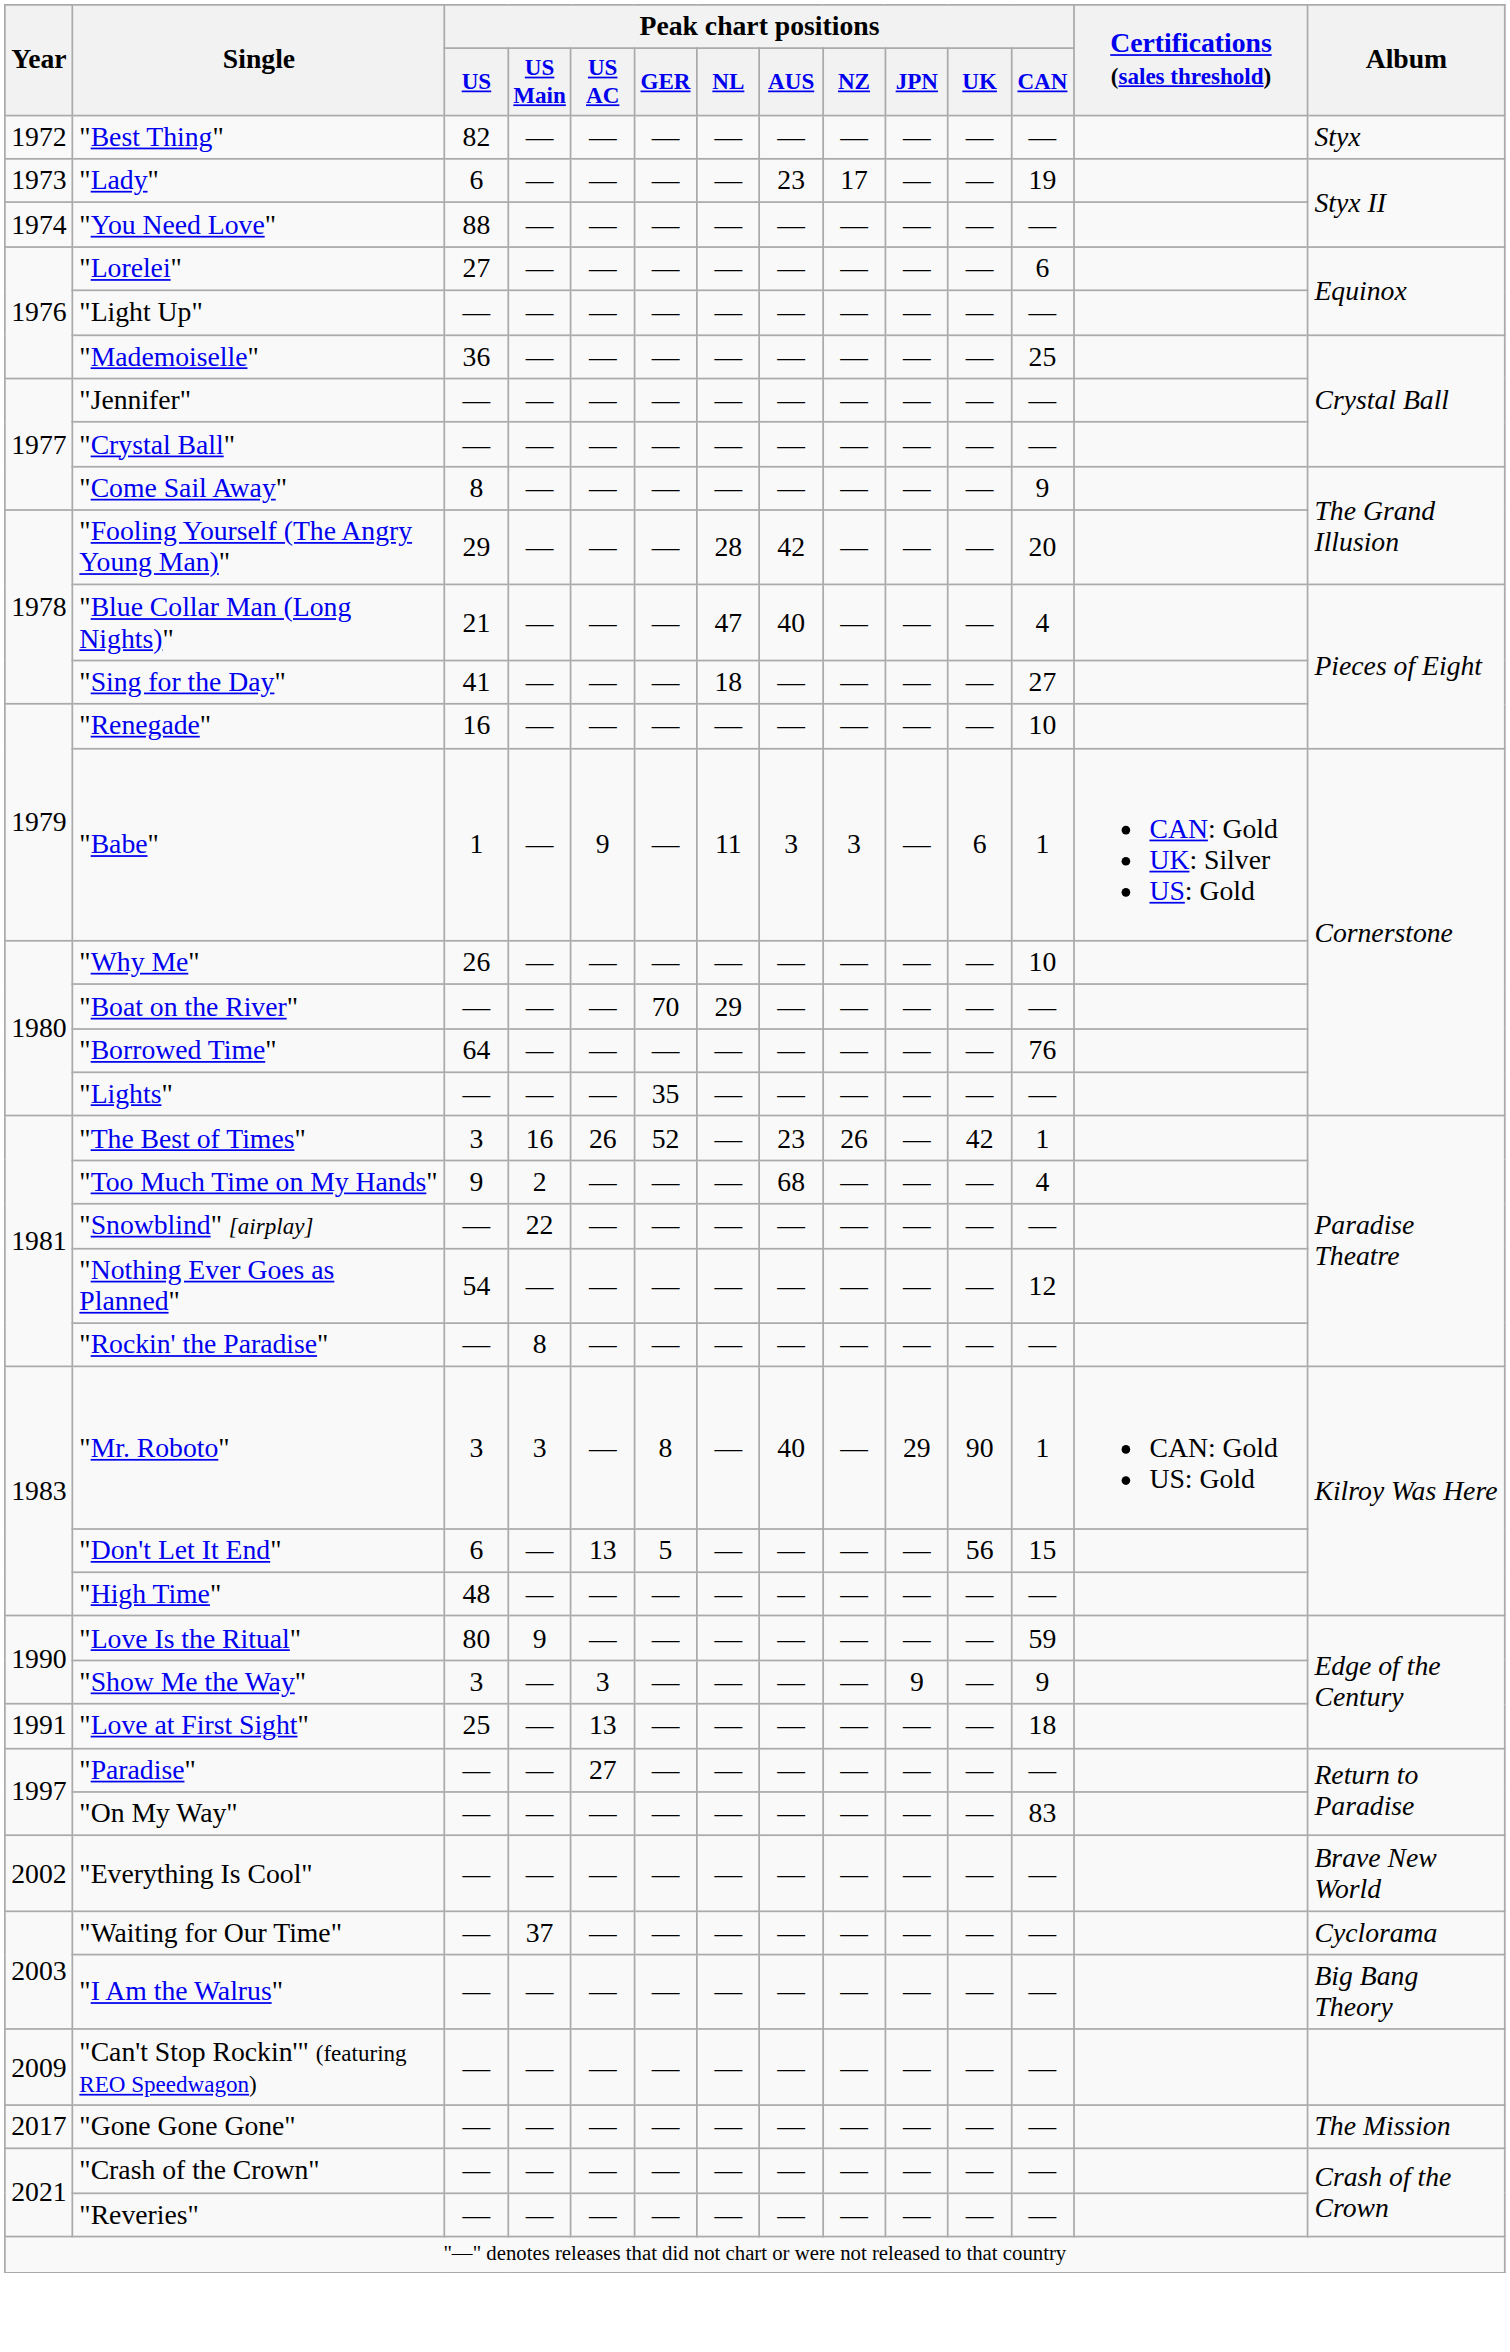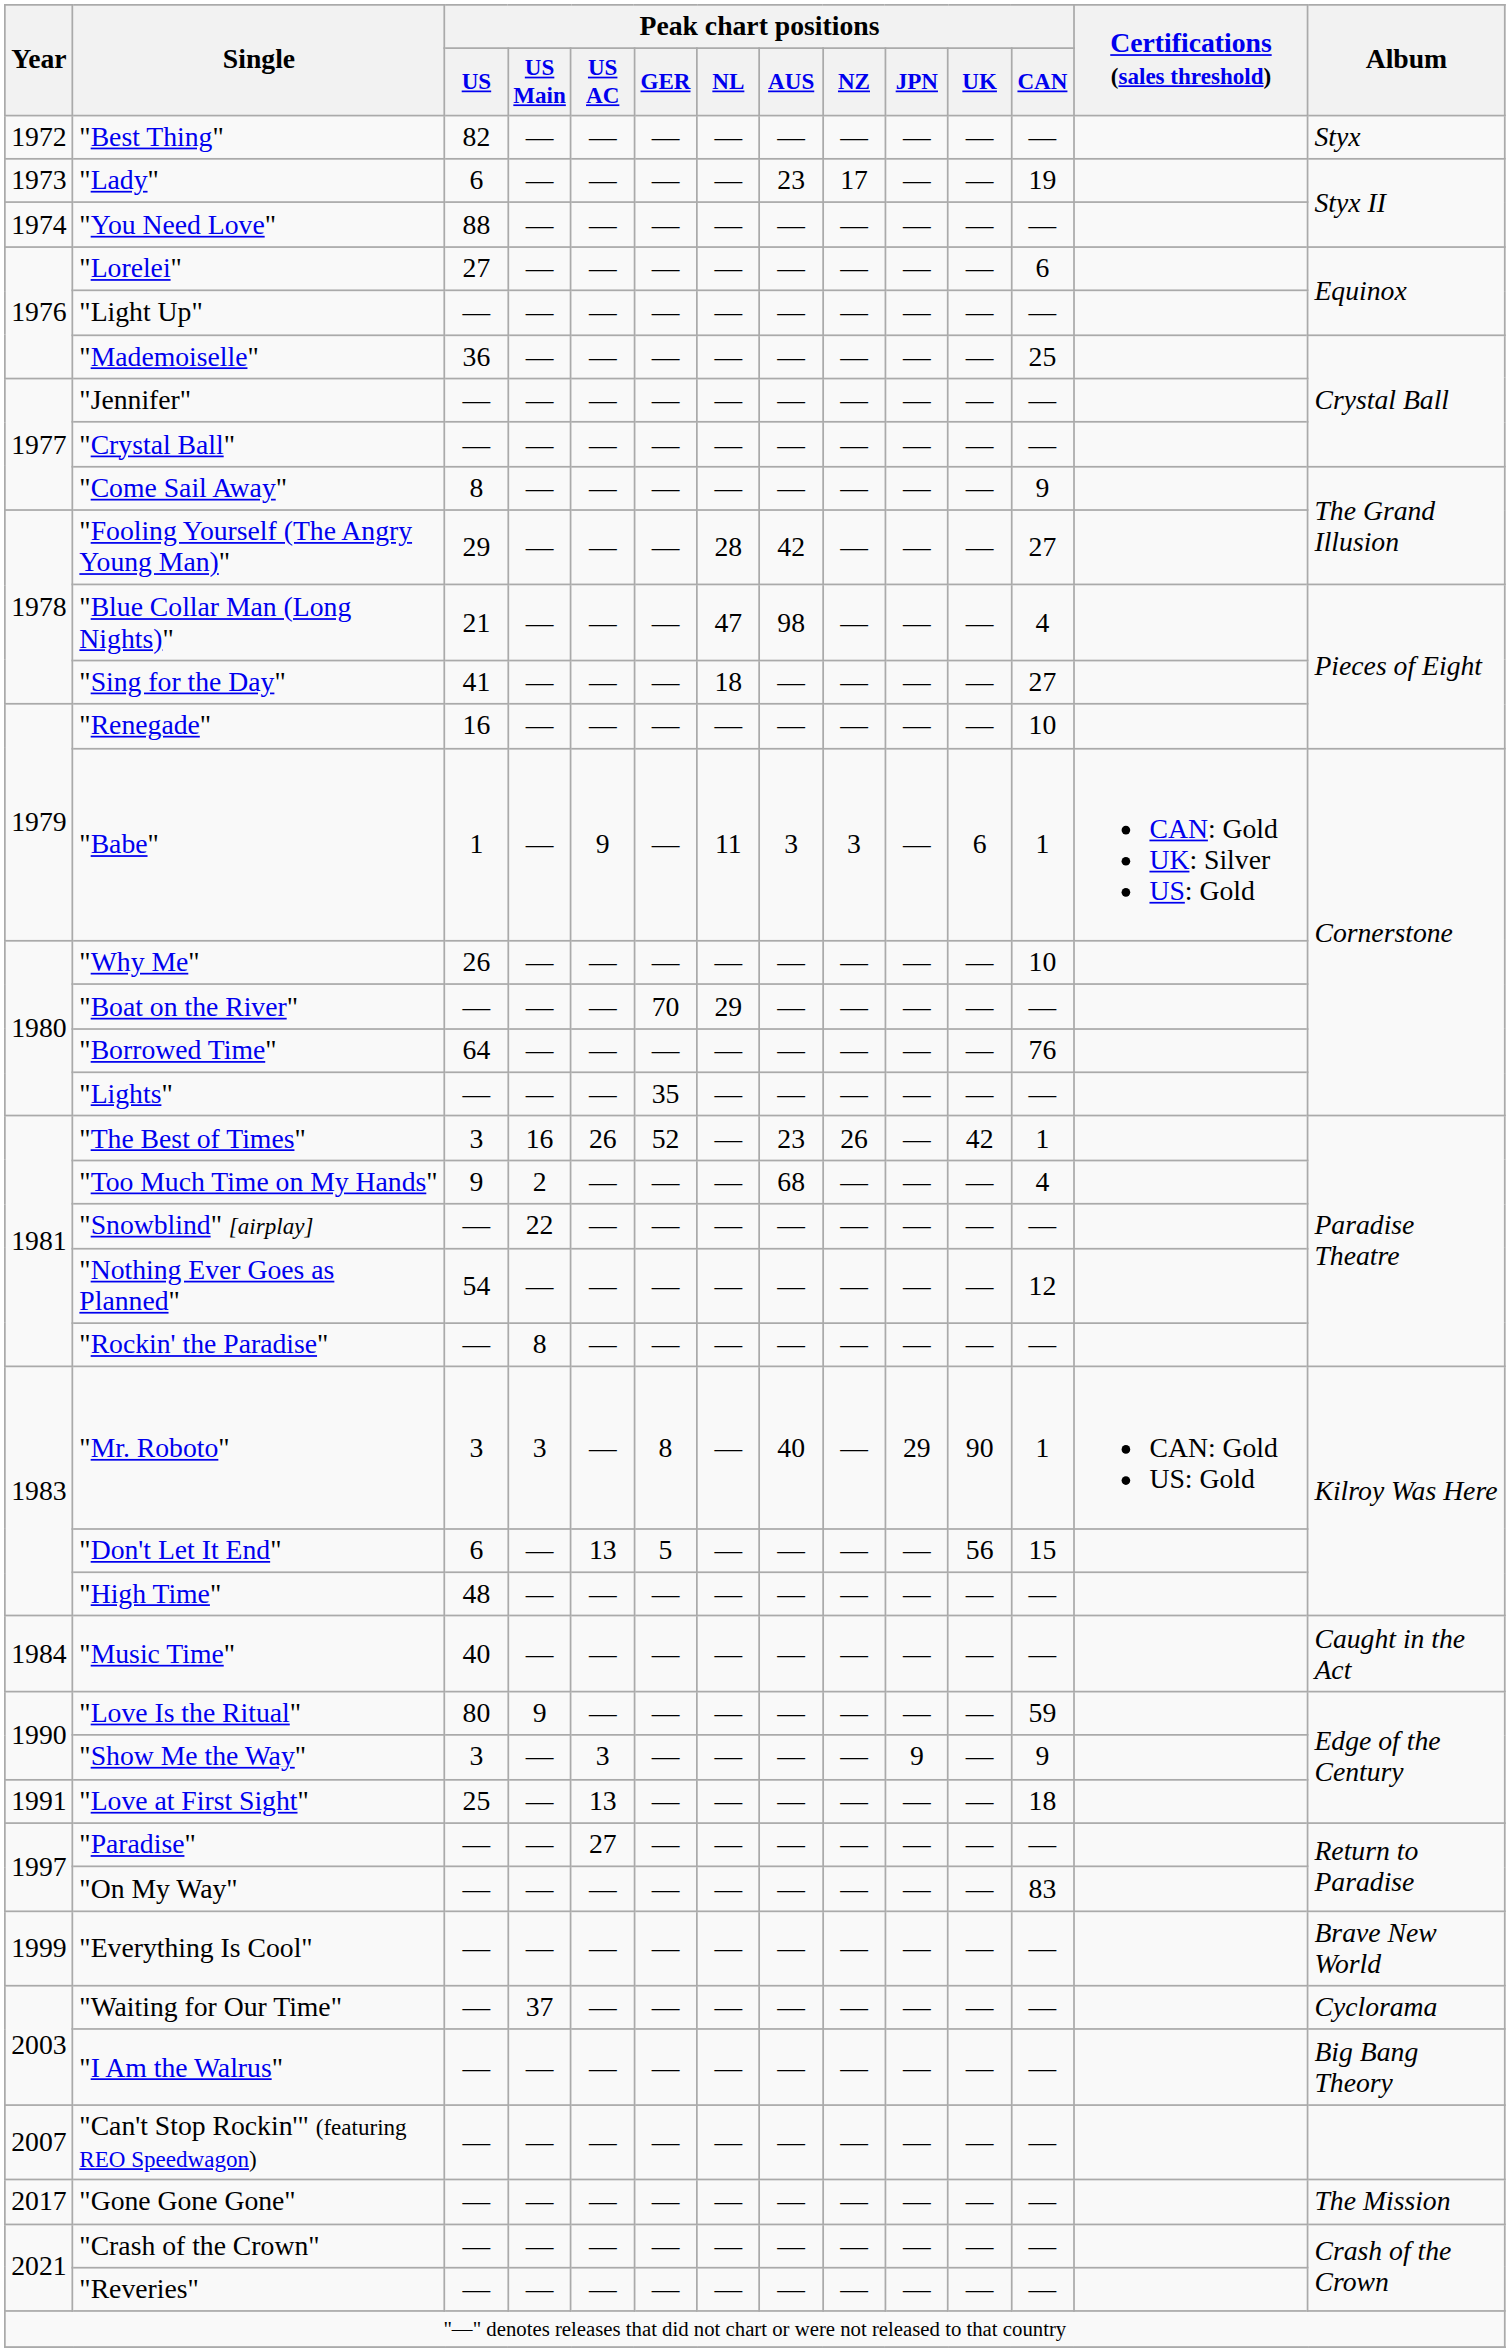(1042, 547) 20 -> (1042, 547) 27
(791, 622) 40 -> (791, 622) 98
+ row: (157, 1653)
(39, 1872) 2002 -> (39, 1947) 1999
(39, 2066) 2009 -> (39, 2141) 2007
